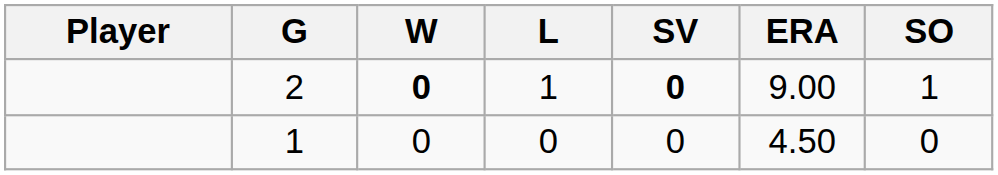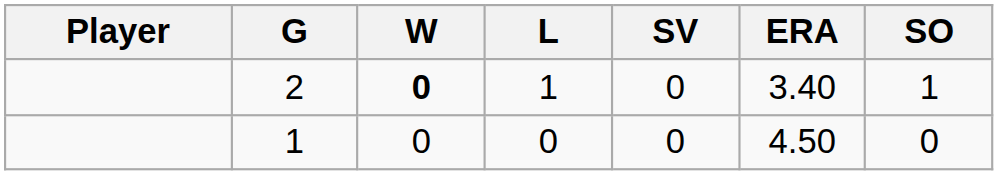(675, 86) bold -> (675, 86) normal
(802, 86) 9.00 -> (802, 86) 3.40
